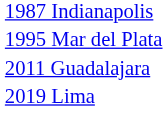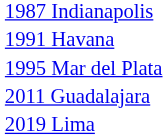+ row: (60, 39)
